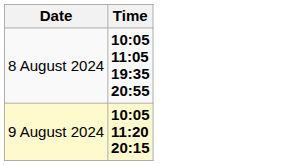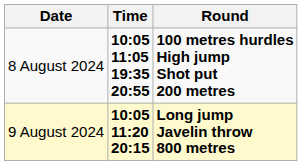+ column: (225, 16)
